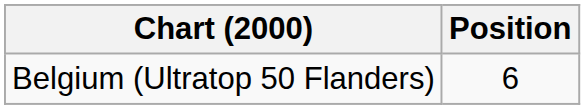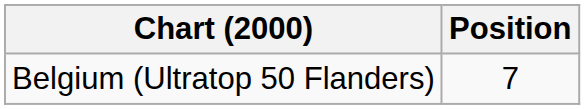(510, 78) 6 -> (510, 78) 7
